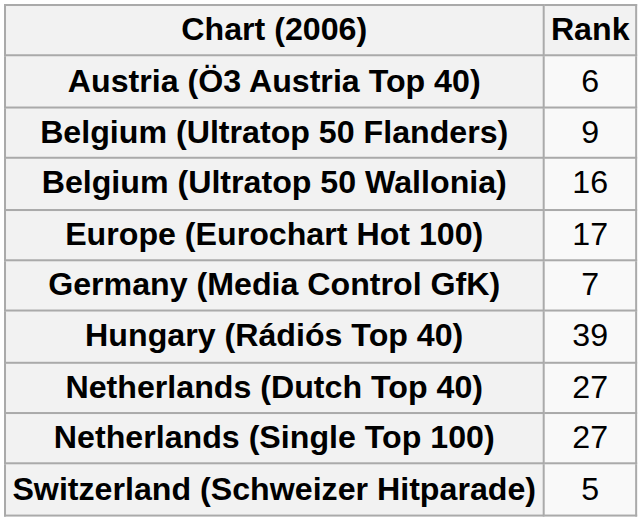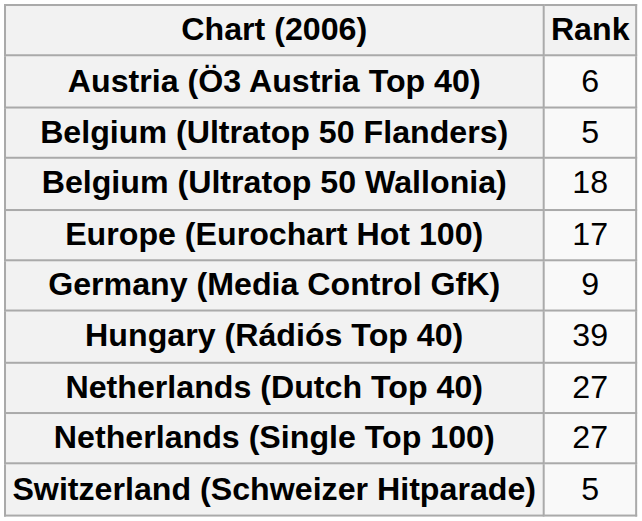(590, 132) 9 -> (590, 132) 5
(590, 183) 16 -> (590, 183) 18
(590, 285) 7 -> (590, 285) 9
